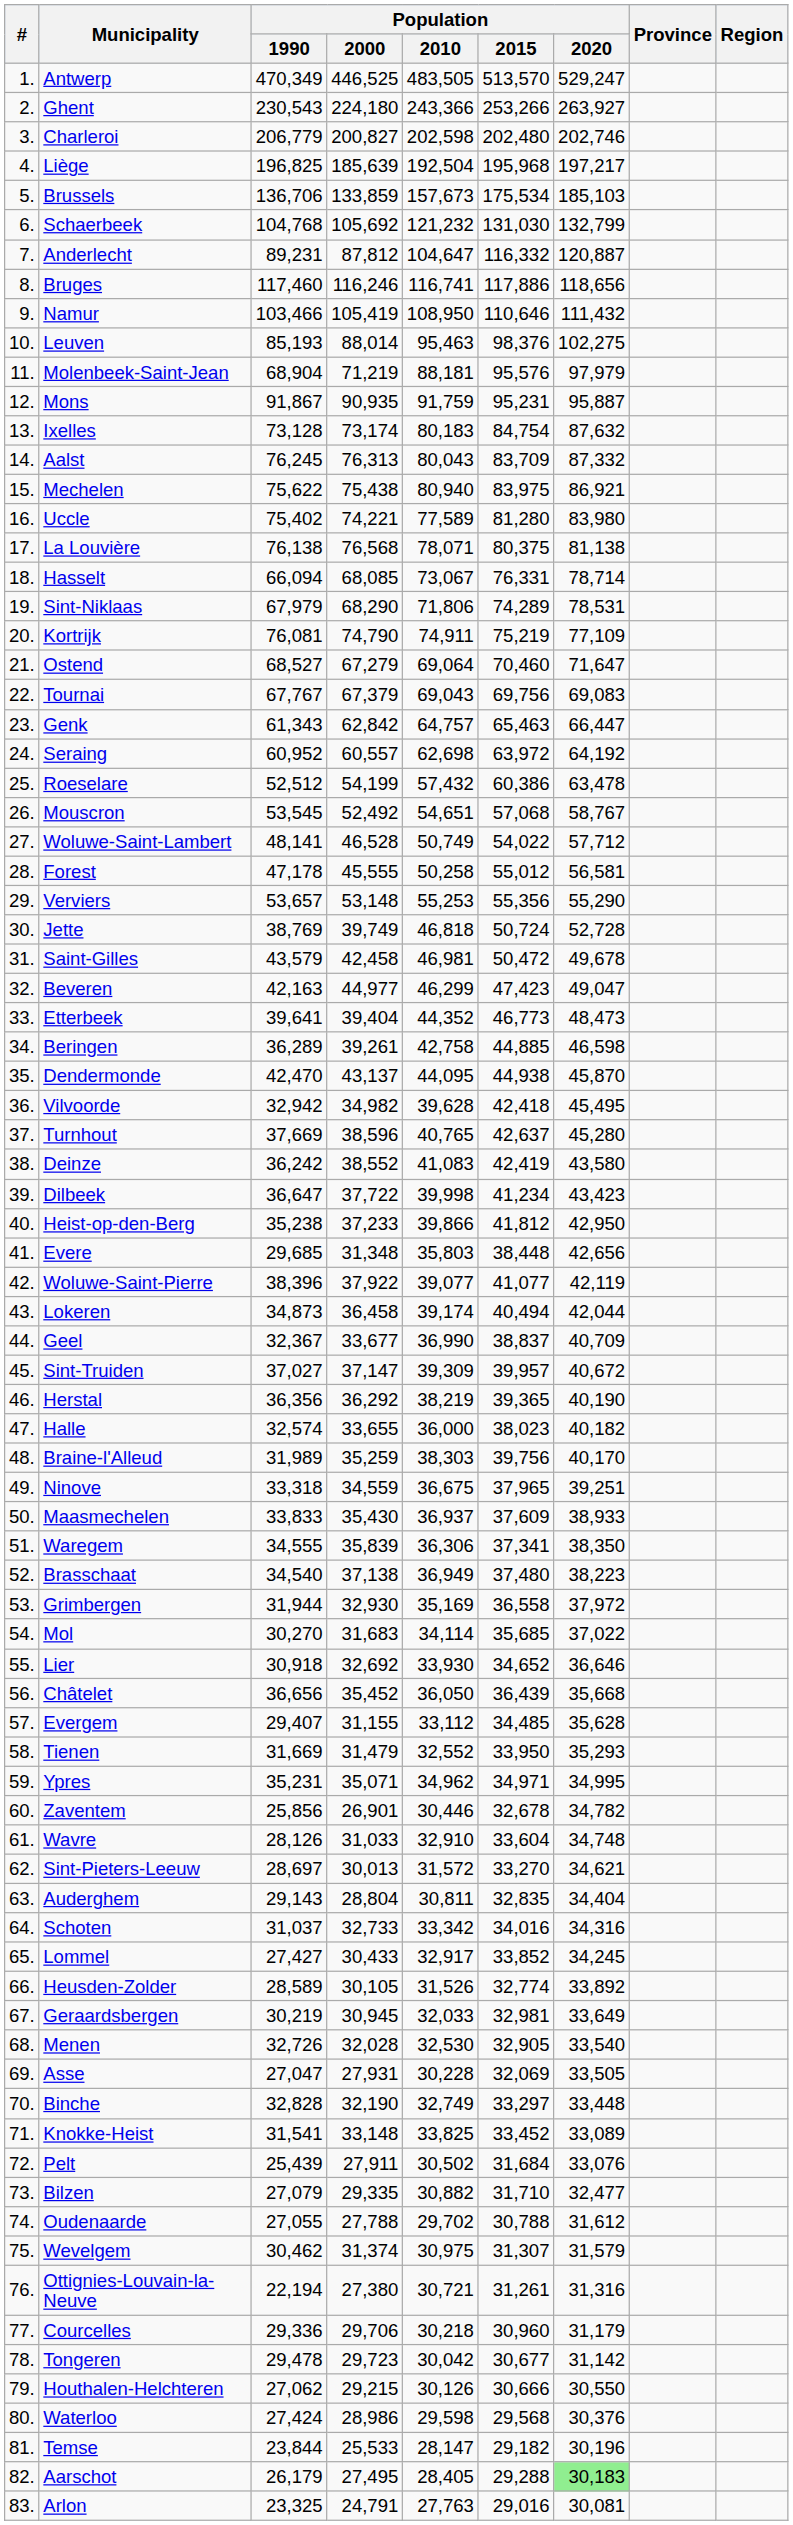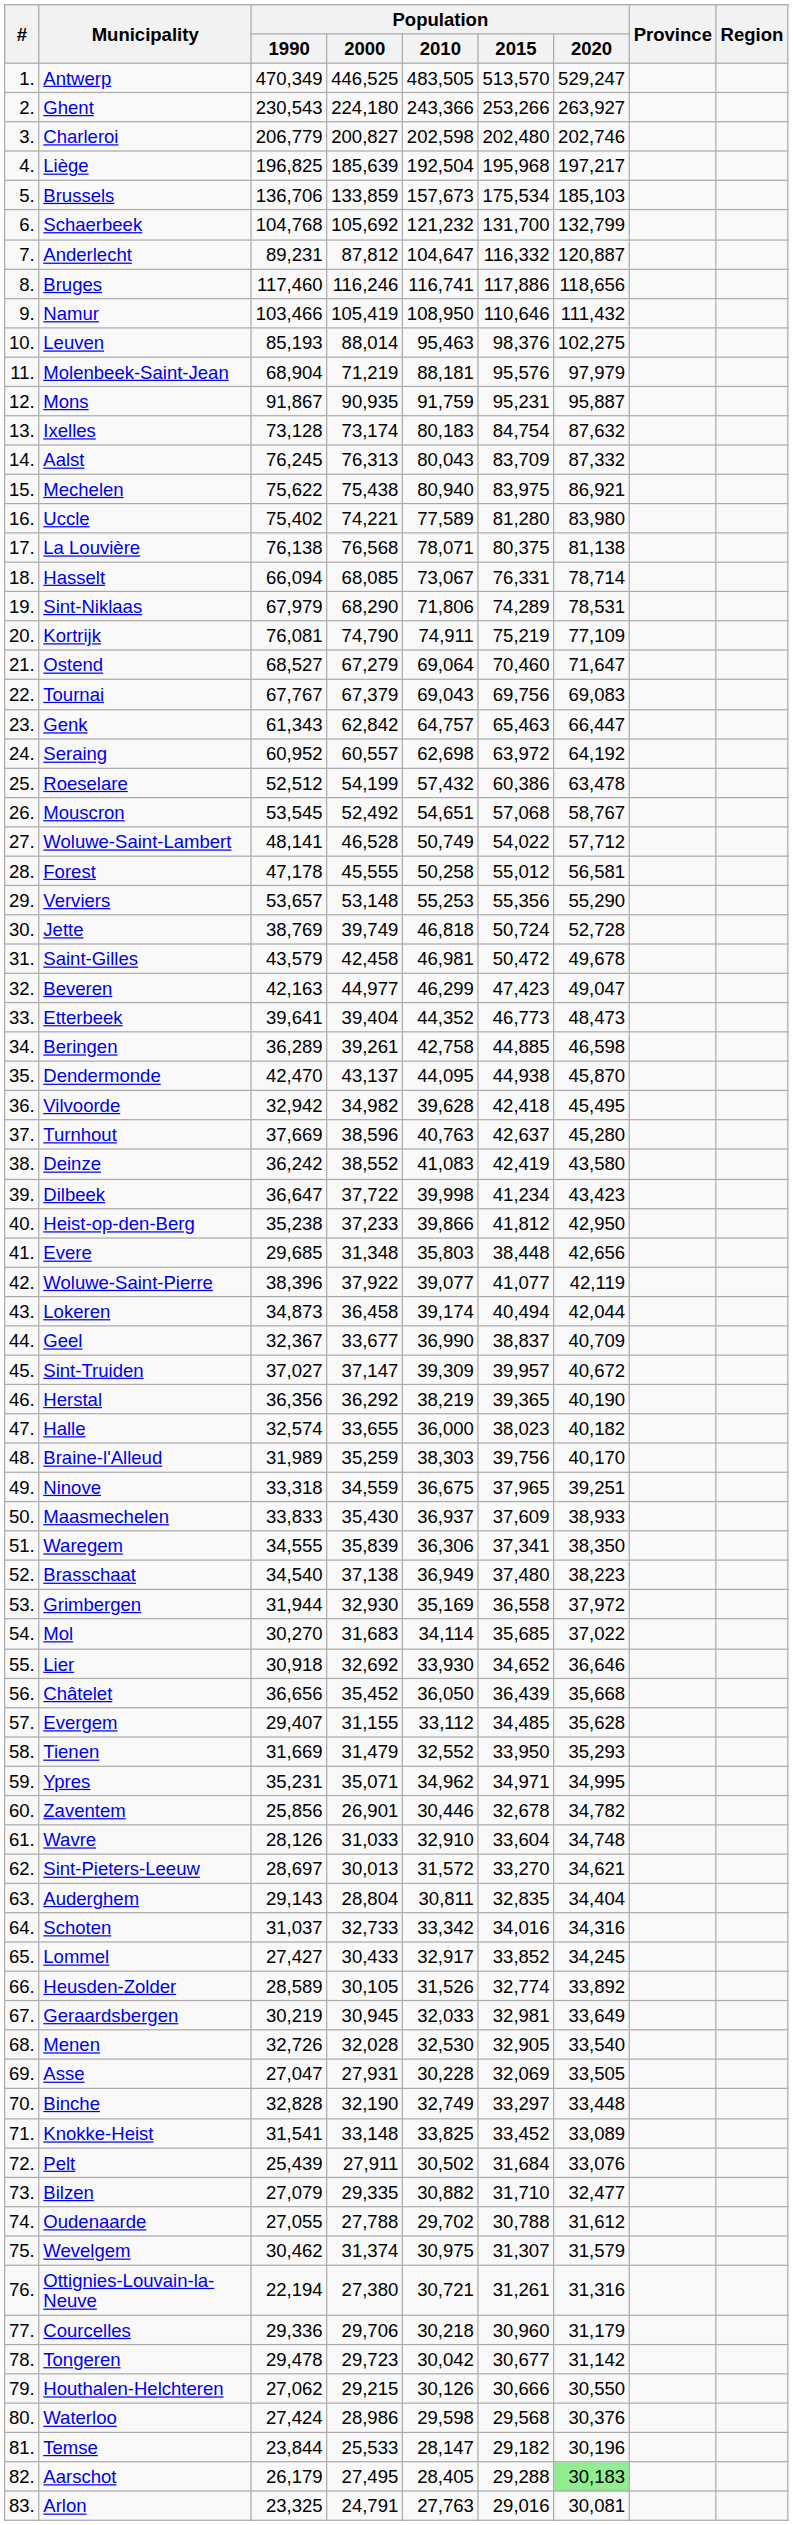(516, 225) 131,030 -> (516, 225) 131,700
(446, 1135) 40,765 -> (446, 1135) 40,763
